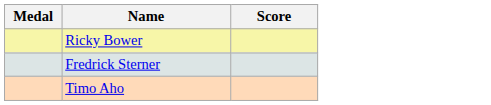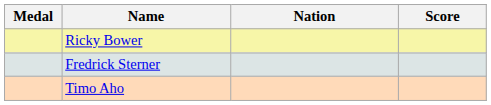+ column: (314, 16)
